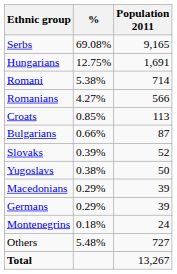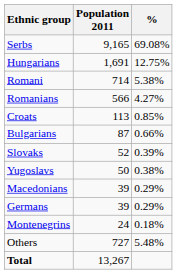columns swapped: (143, 19) <-> (94, 19)
